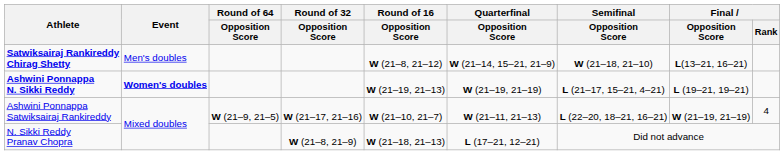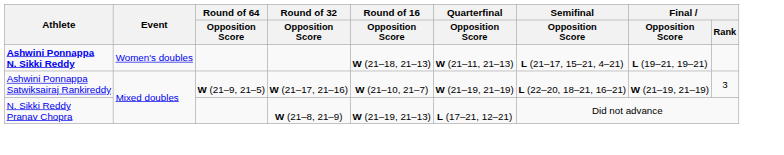- row: (63, 58)
(165, 85) bold -> (154, 58) normal
(406, 90) W (21–19, 21–13) -> (392, 64) W (21–18, 21–13)
(502, 90) W (21–19, 21–19) -> (475, 64) W (21–11, 21–13)
(502, 116) W (21–11, 21–13) -> (475, 90) W (21–19, 21–19)
(766, 111) 4 -> (725, 85) 3
(406, 143) W (21–18, 21–13) -> (392, 116) W (21–19, 21–13)
